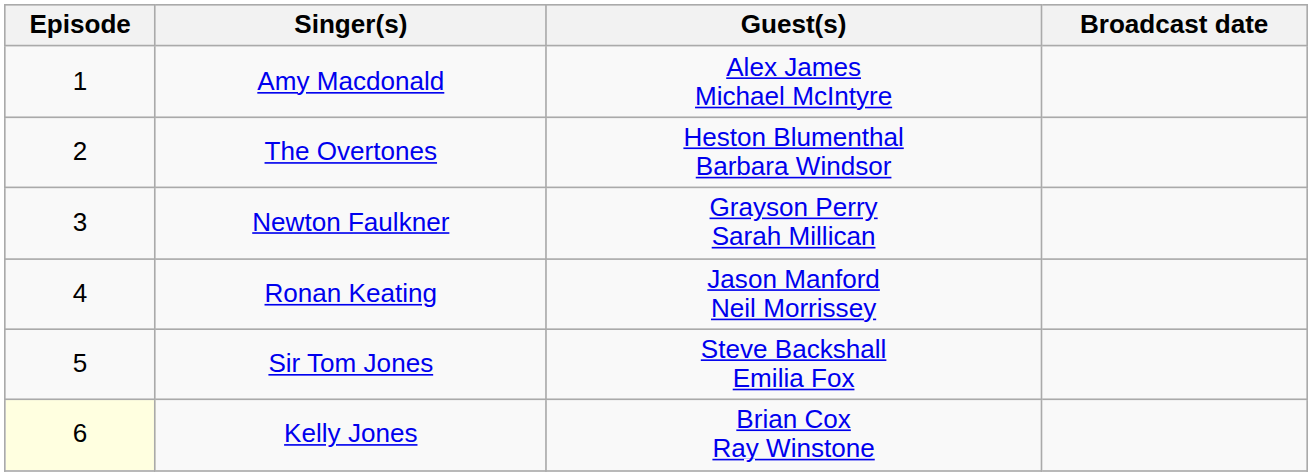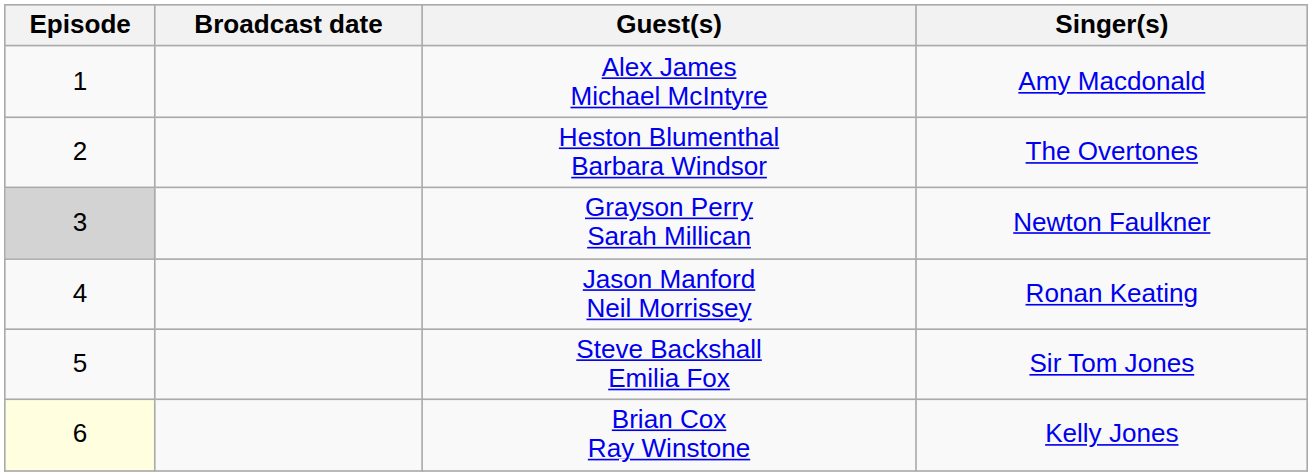columns swapped: (1174, 25) <-> (351, 25)
(80, 222) no background -> (80, 222) lightgrey background
